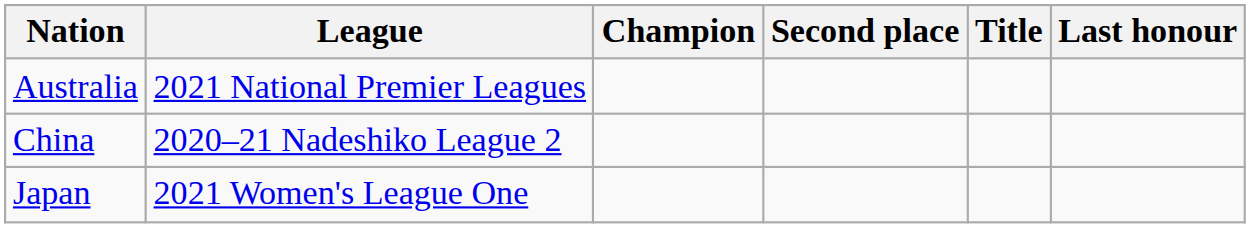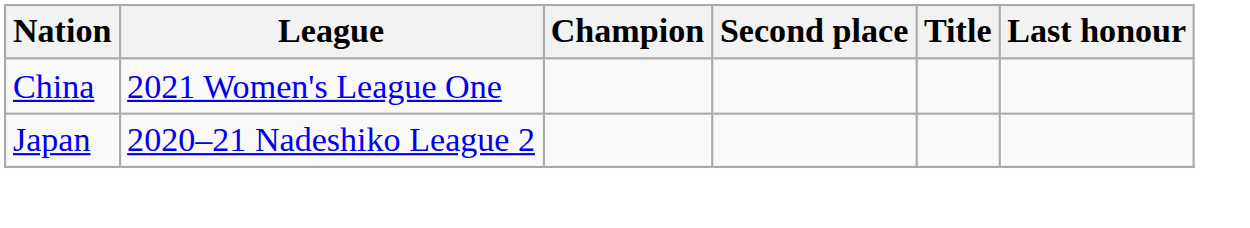- row: (75, 85)
(358, 139) 2020–21 Nadeshiko League 2 -> (314, 85) 2021 Women's League One
(341, 193) 2021 Women's League One -> (331, 139) 2020–21 Nadeshiko League 2
